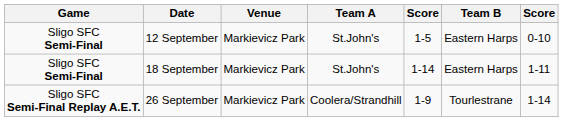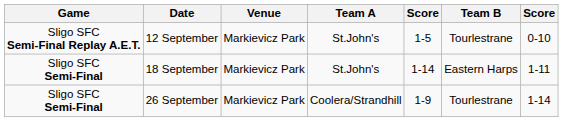(74, 38) Sligo SFC Semi-Final -> (74, 38) Sligo SFC Semi-Final Replay A.E.T.
(481, 38) Eastern Harps -> (481, 38) Tourlestrane
(74, 100) Sligo SFC Semi-Final Replay A.E.T. -> (74, 100) Sligo SFC Semi-Final
